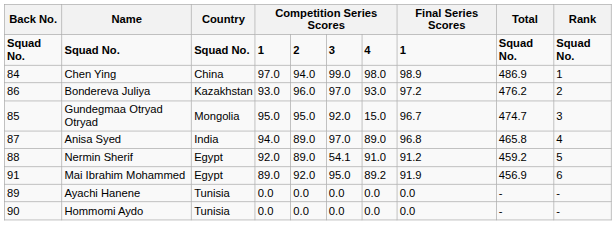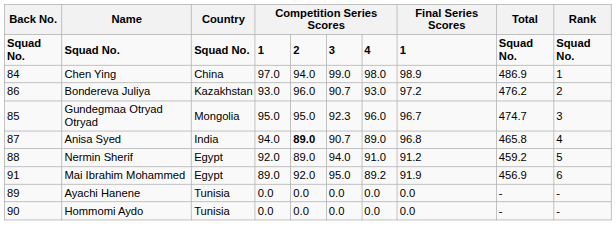(340, 91) 97.0 -> (340, 91) 90.7
(340, 115) 92.0 -> (340, 115) 92.3
(375, 115) 15.0 -> (375, 115) 96.0
(304, 139) normal -> (304, 139) bold
(340, 139) 97.0 -> (340, 139) 90.7
(340, 157) 54.1 -> (340, 157) 94.0
